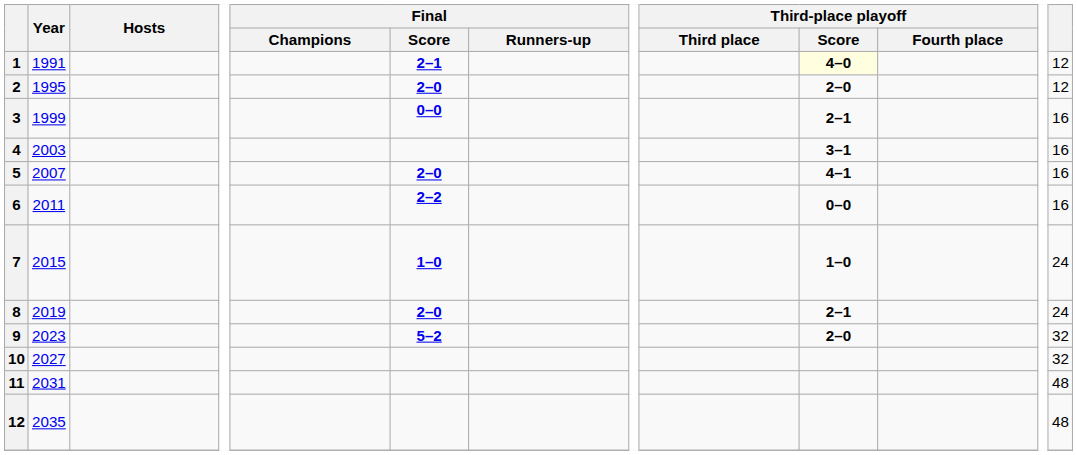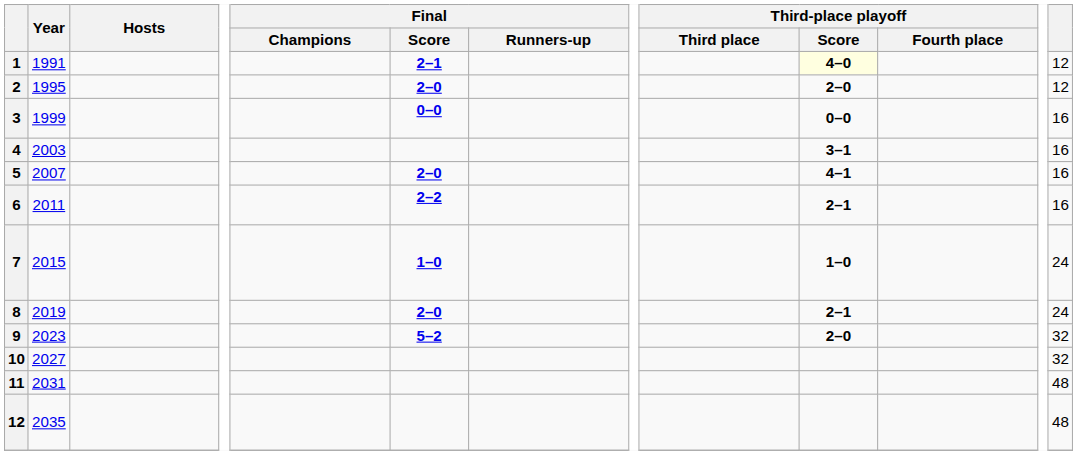(838, 118) 2–1 -> (838, 118) 0–0
(838, 204) 0–0 -> (838, 204) 2–1
